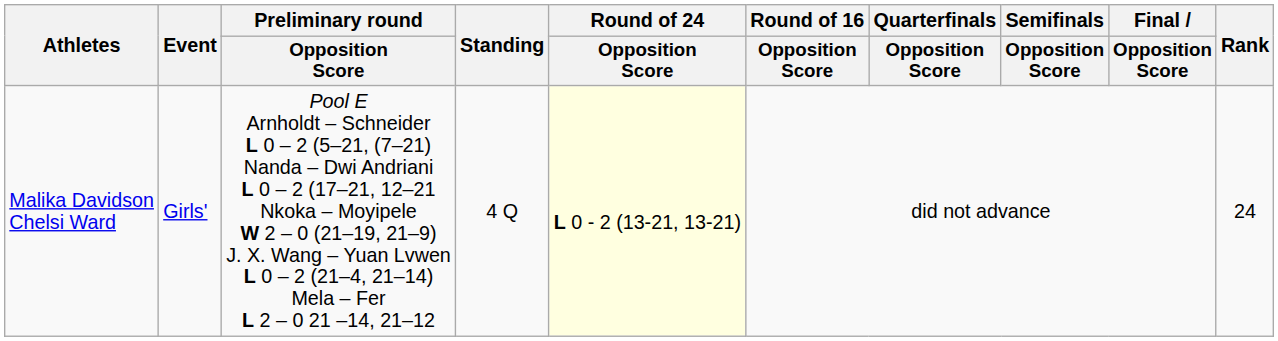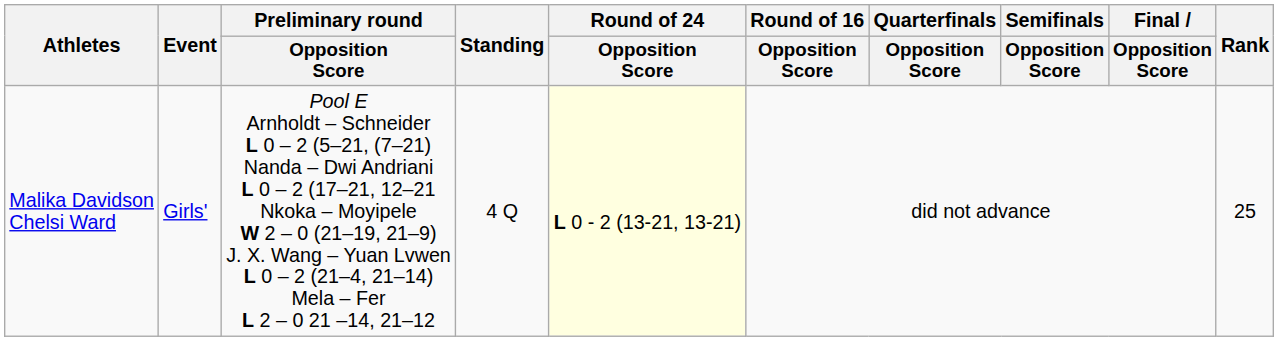(1245, 211) 24 -> (1245, 211) 25
